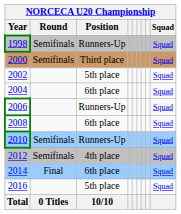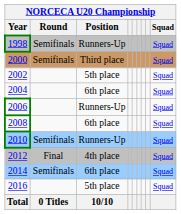(53, 156) Semifinals -> (53, 156) Final
(53, 171) Final -> (53, 171) Semifinals
